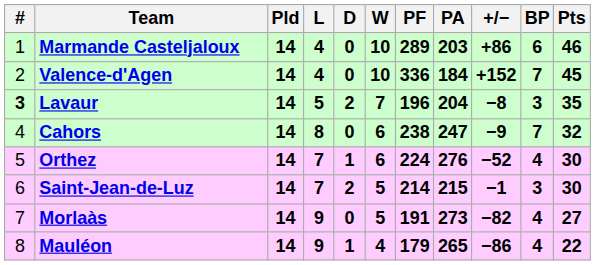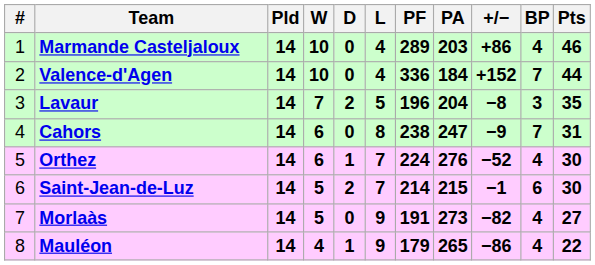columns swapped: (380, 18) <-> (319, 18)
(537, 47) 6 -> (537, 47) 4
(572, 75) 45 -> (572, 75) 44
(20, 103) bold -> (20, 103) normal
(572, 132) 32 -> (572, 132) 31
(537, 189) 3 -> (537, 189) 6
